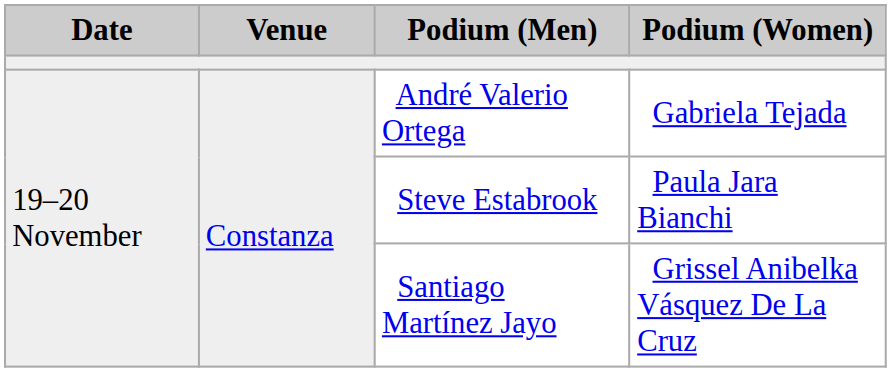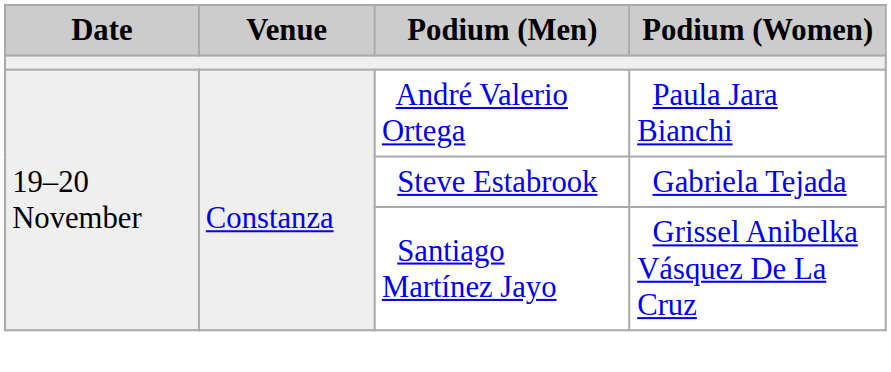(742, 113) Gabriela Tejada -> (707, 113) Paula Jara Bianchi
(707, 200) Paula Jara Bianchi -> (742, 181) Gabriela Tejada
